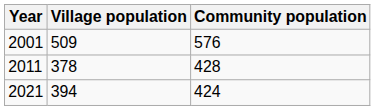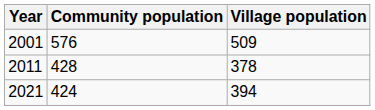columns swapped: (119, 17) <-> (280, 17)
